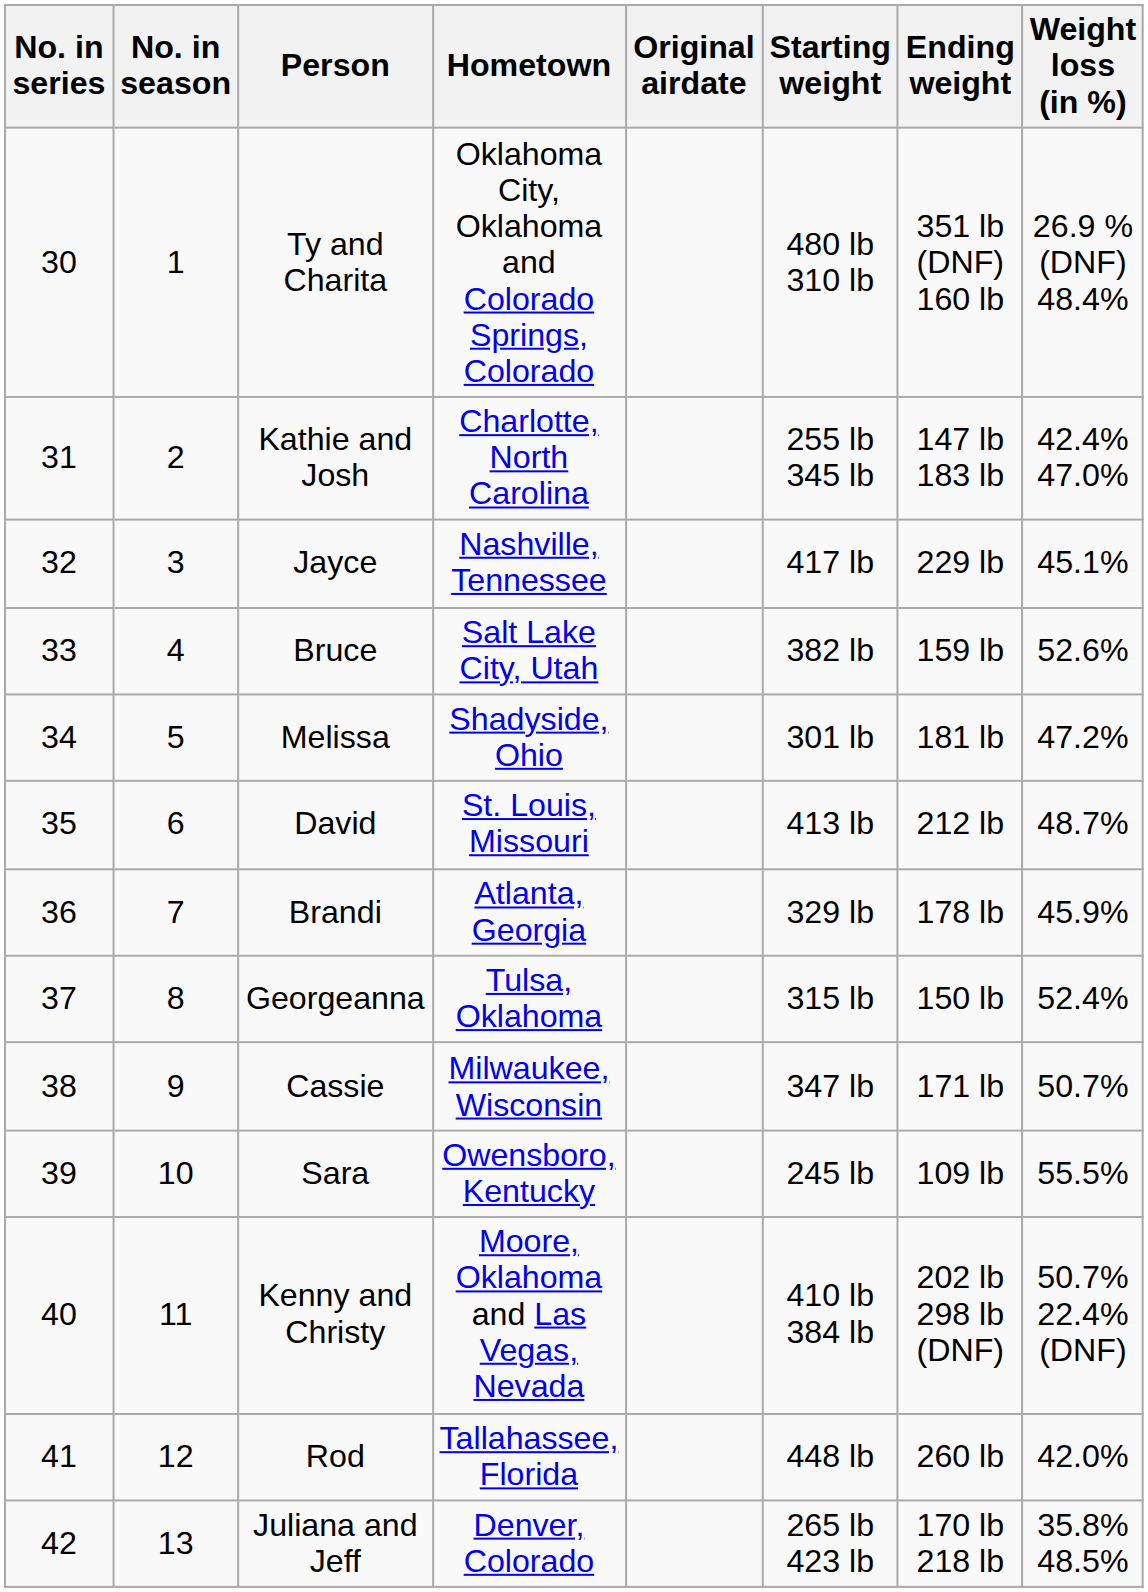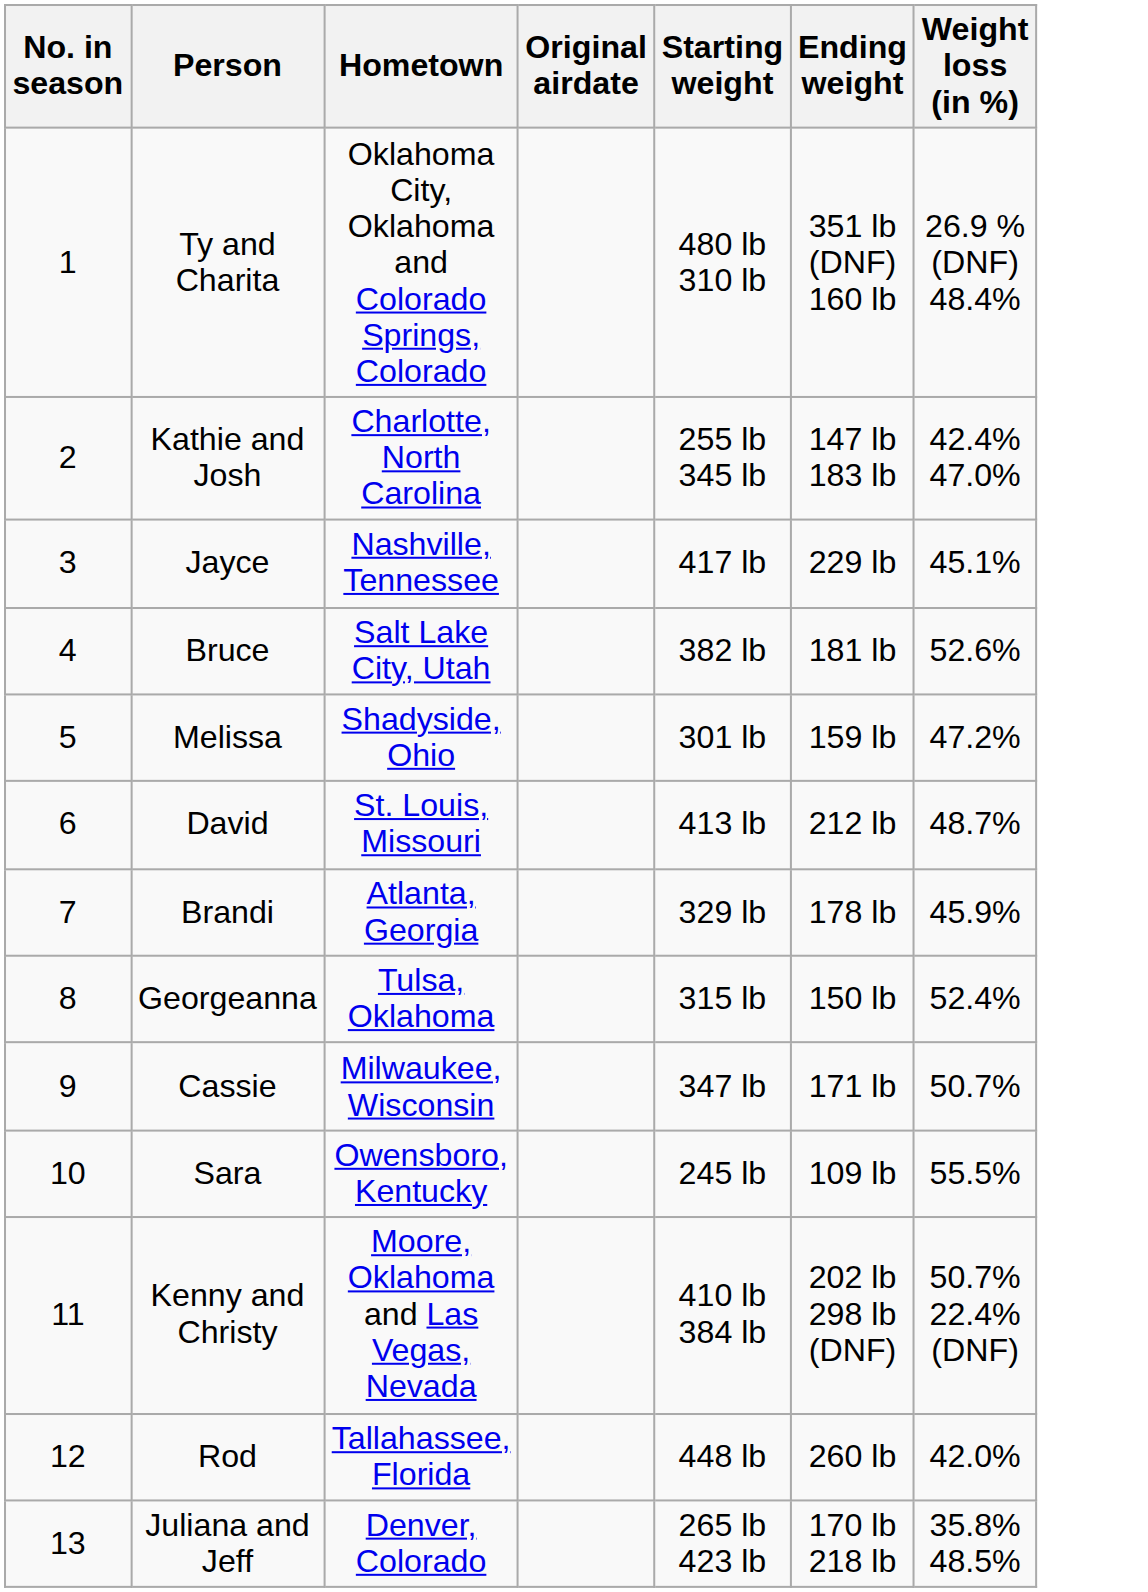- column: (59, 66)
(960, 650) 159 lb -> (853, 650) 181 lb
(960, 737) 181 lb -> (853, 737) 159 lb
